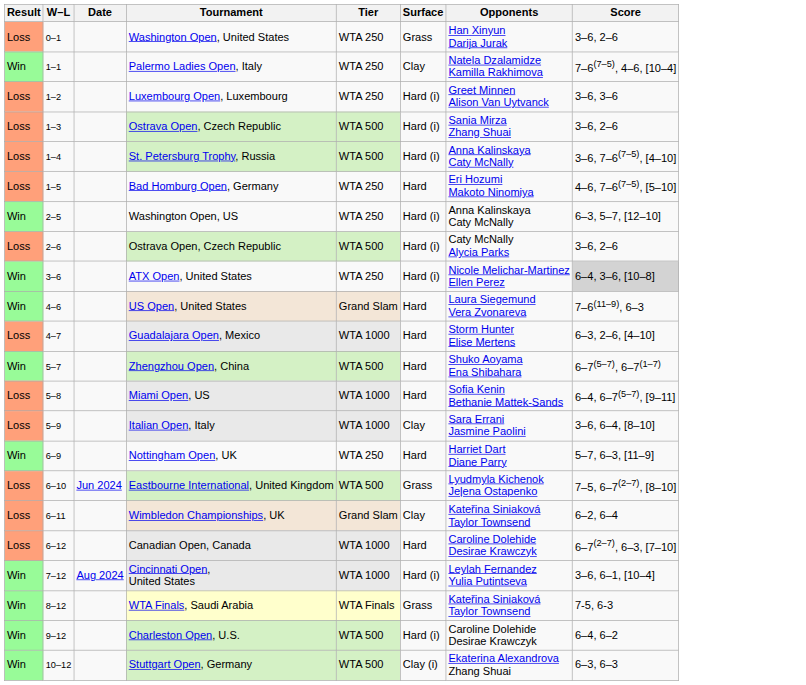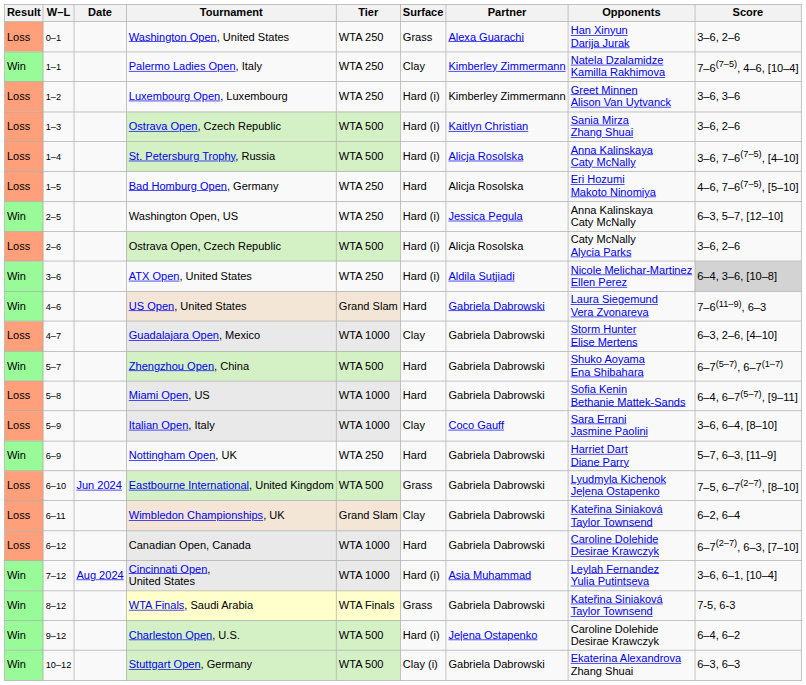+ column: (507, 13)
(415, 336) Hard -> (414, 336) Clay
